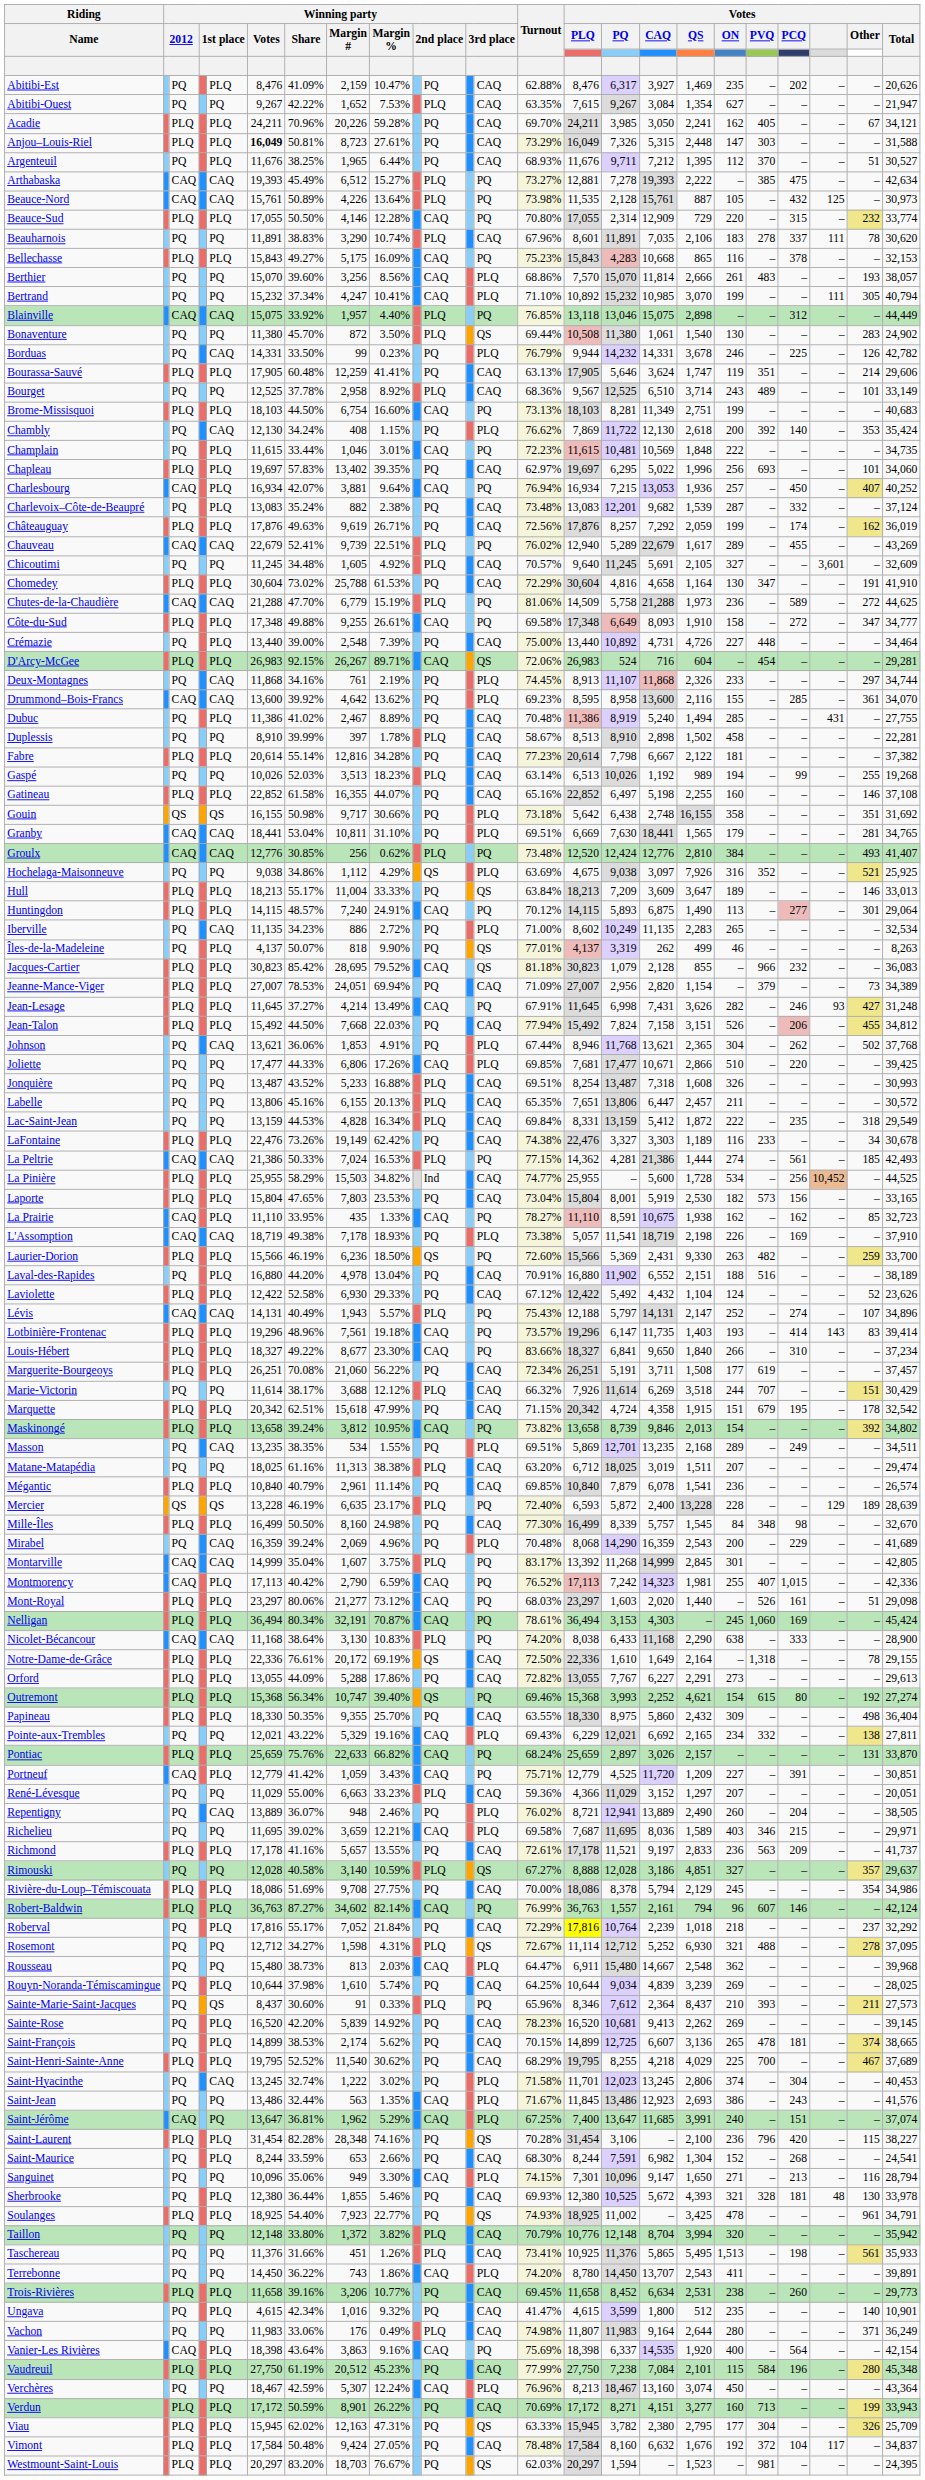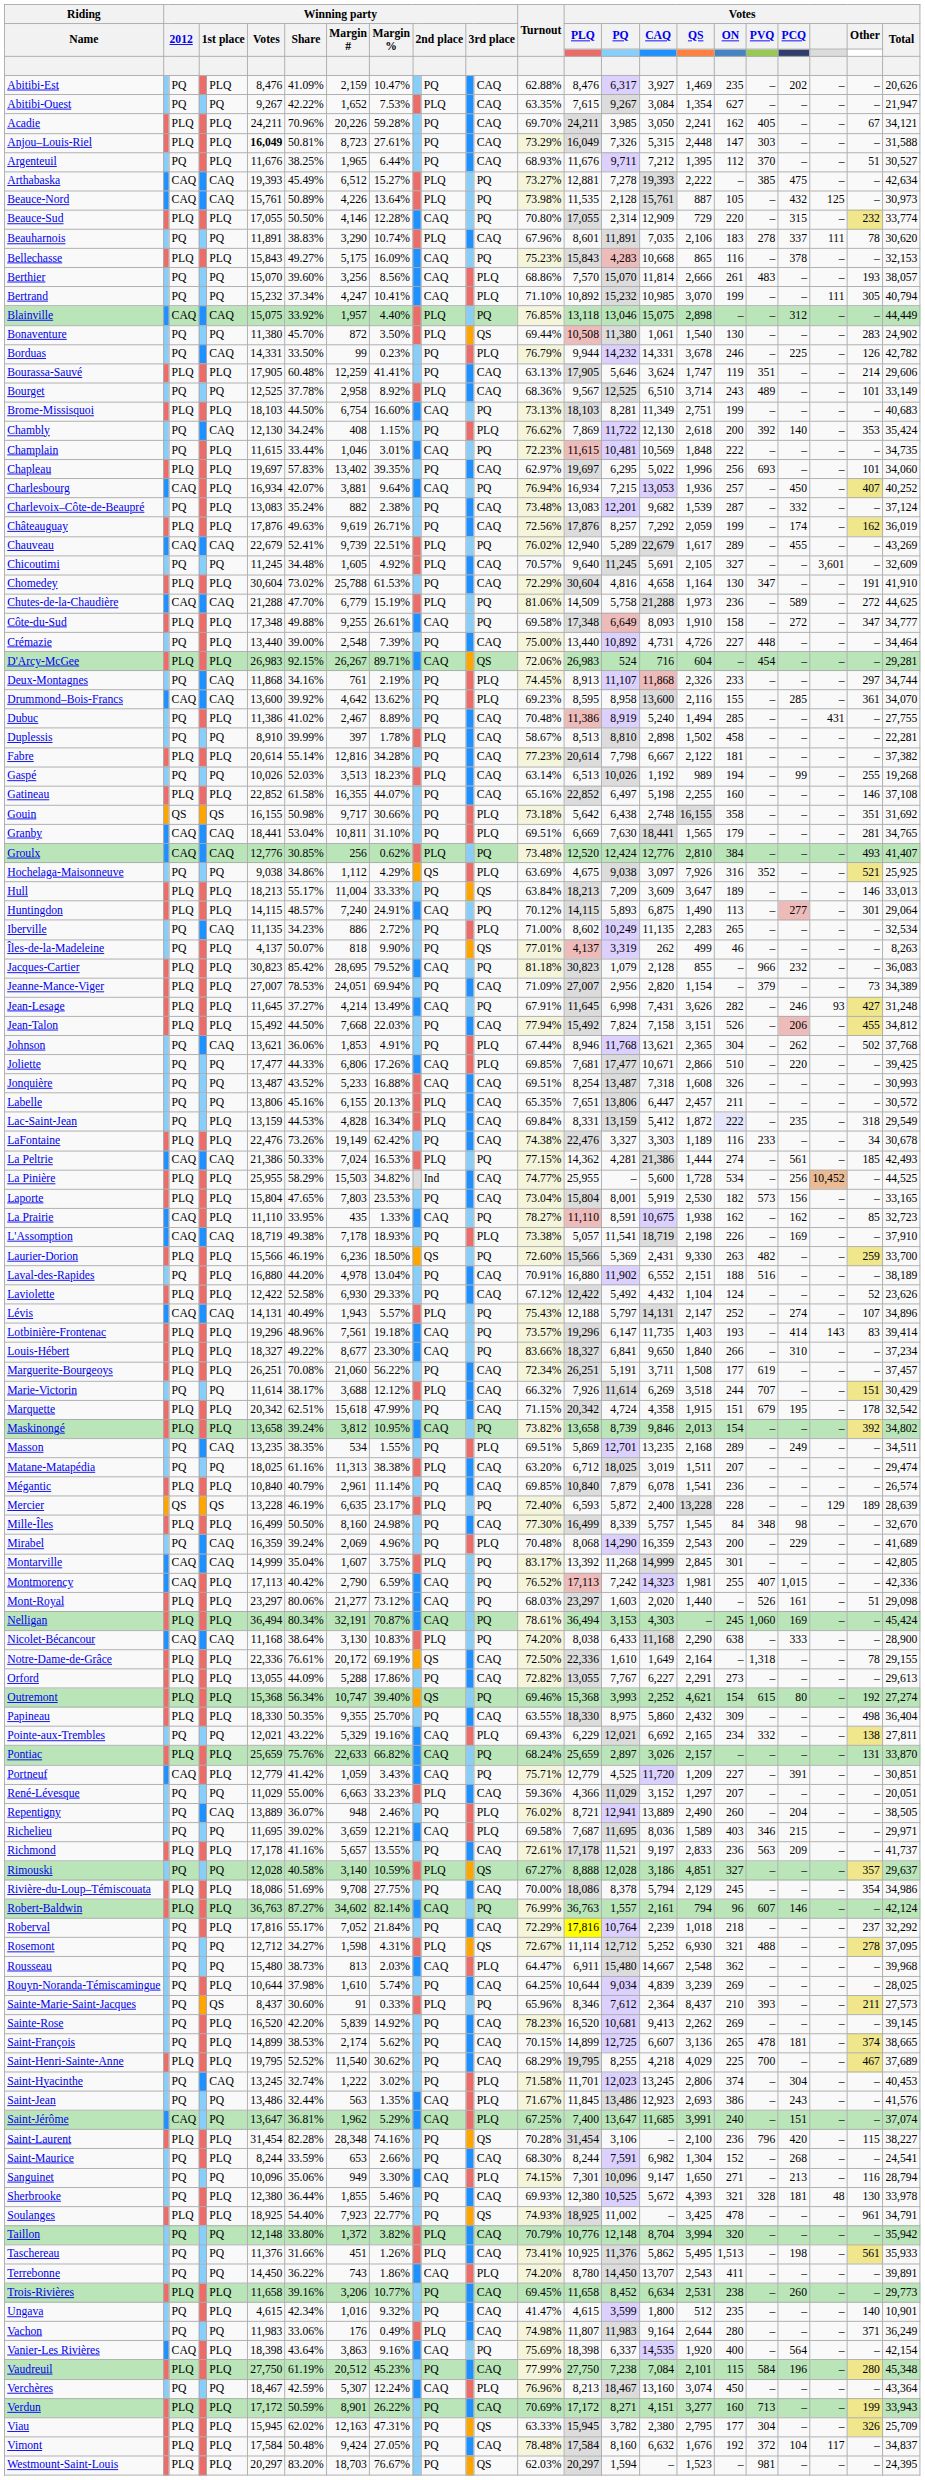(623, 737) 8,910 -> (623, 737) 8,810
(484, 968) QS -> (484, 968) PQ
(435, 1083) PLQ -> (436, 1083) CAQ
(217, 1121) PQ -> (220, 1121) PLQ
(735, 1121) no background -> (735, 1121) lavender background
(661, 2254) 5,865 -> (661, 2254) 5,862
